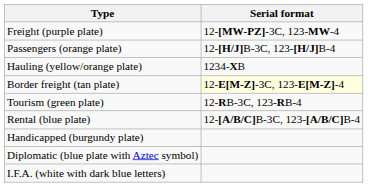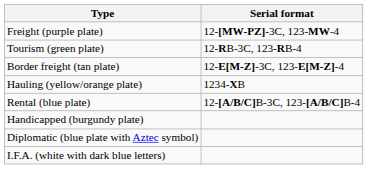- row: (64, 48)
rows swapped: (55, 102) <-> (74, 66)
(274, 84) lightyellow background -> (274, 66) no background
